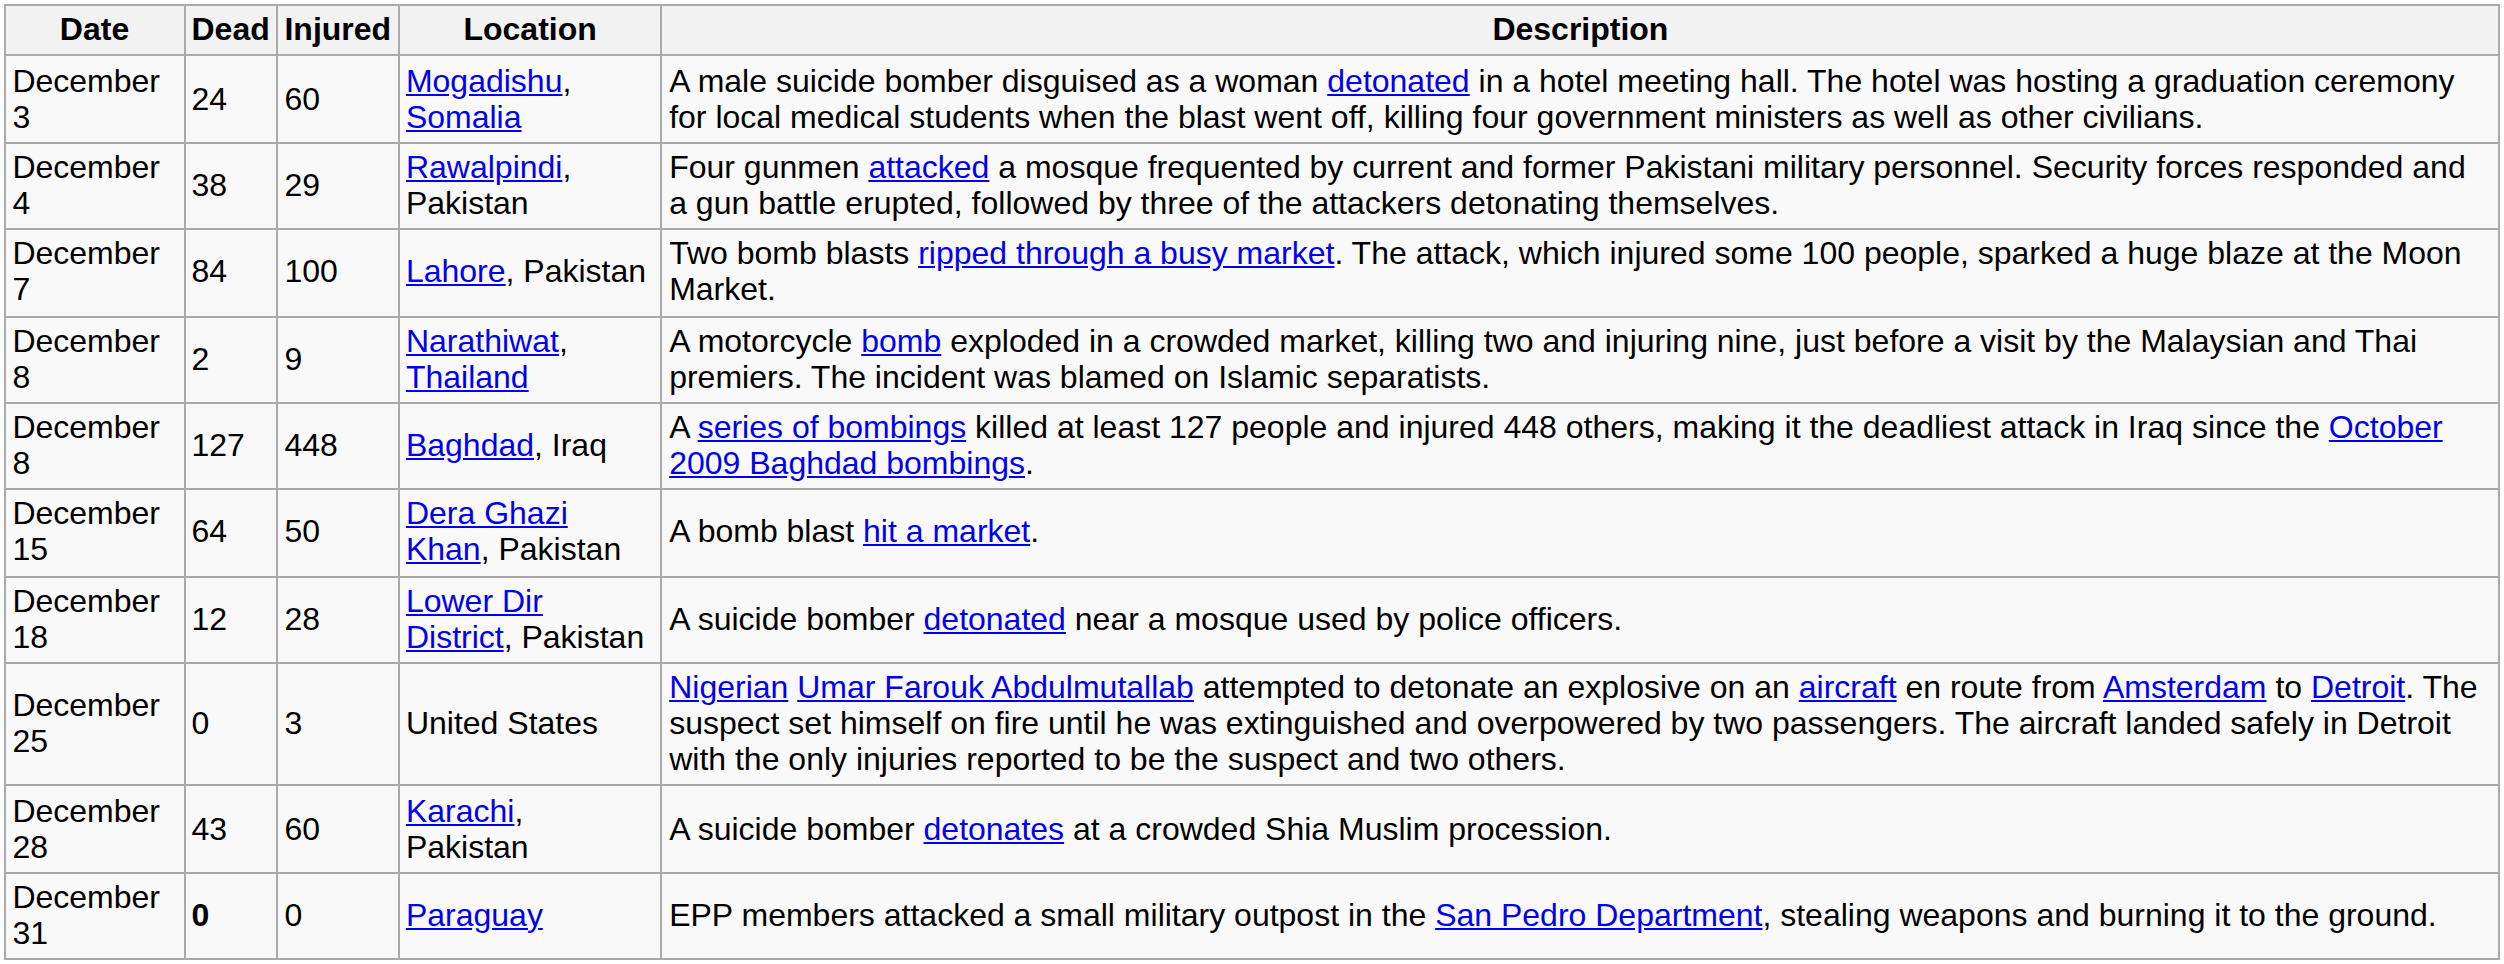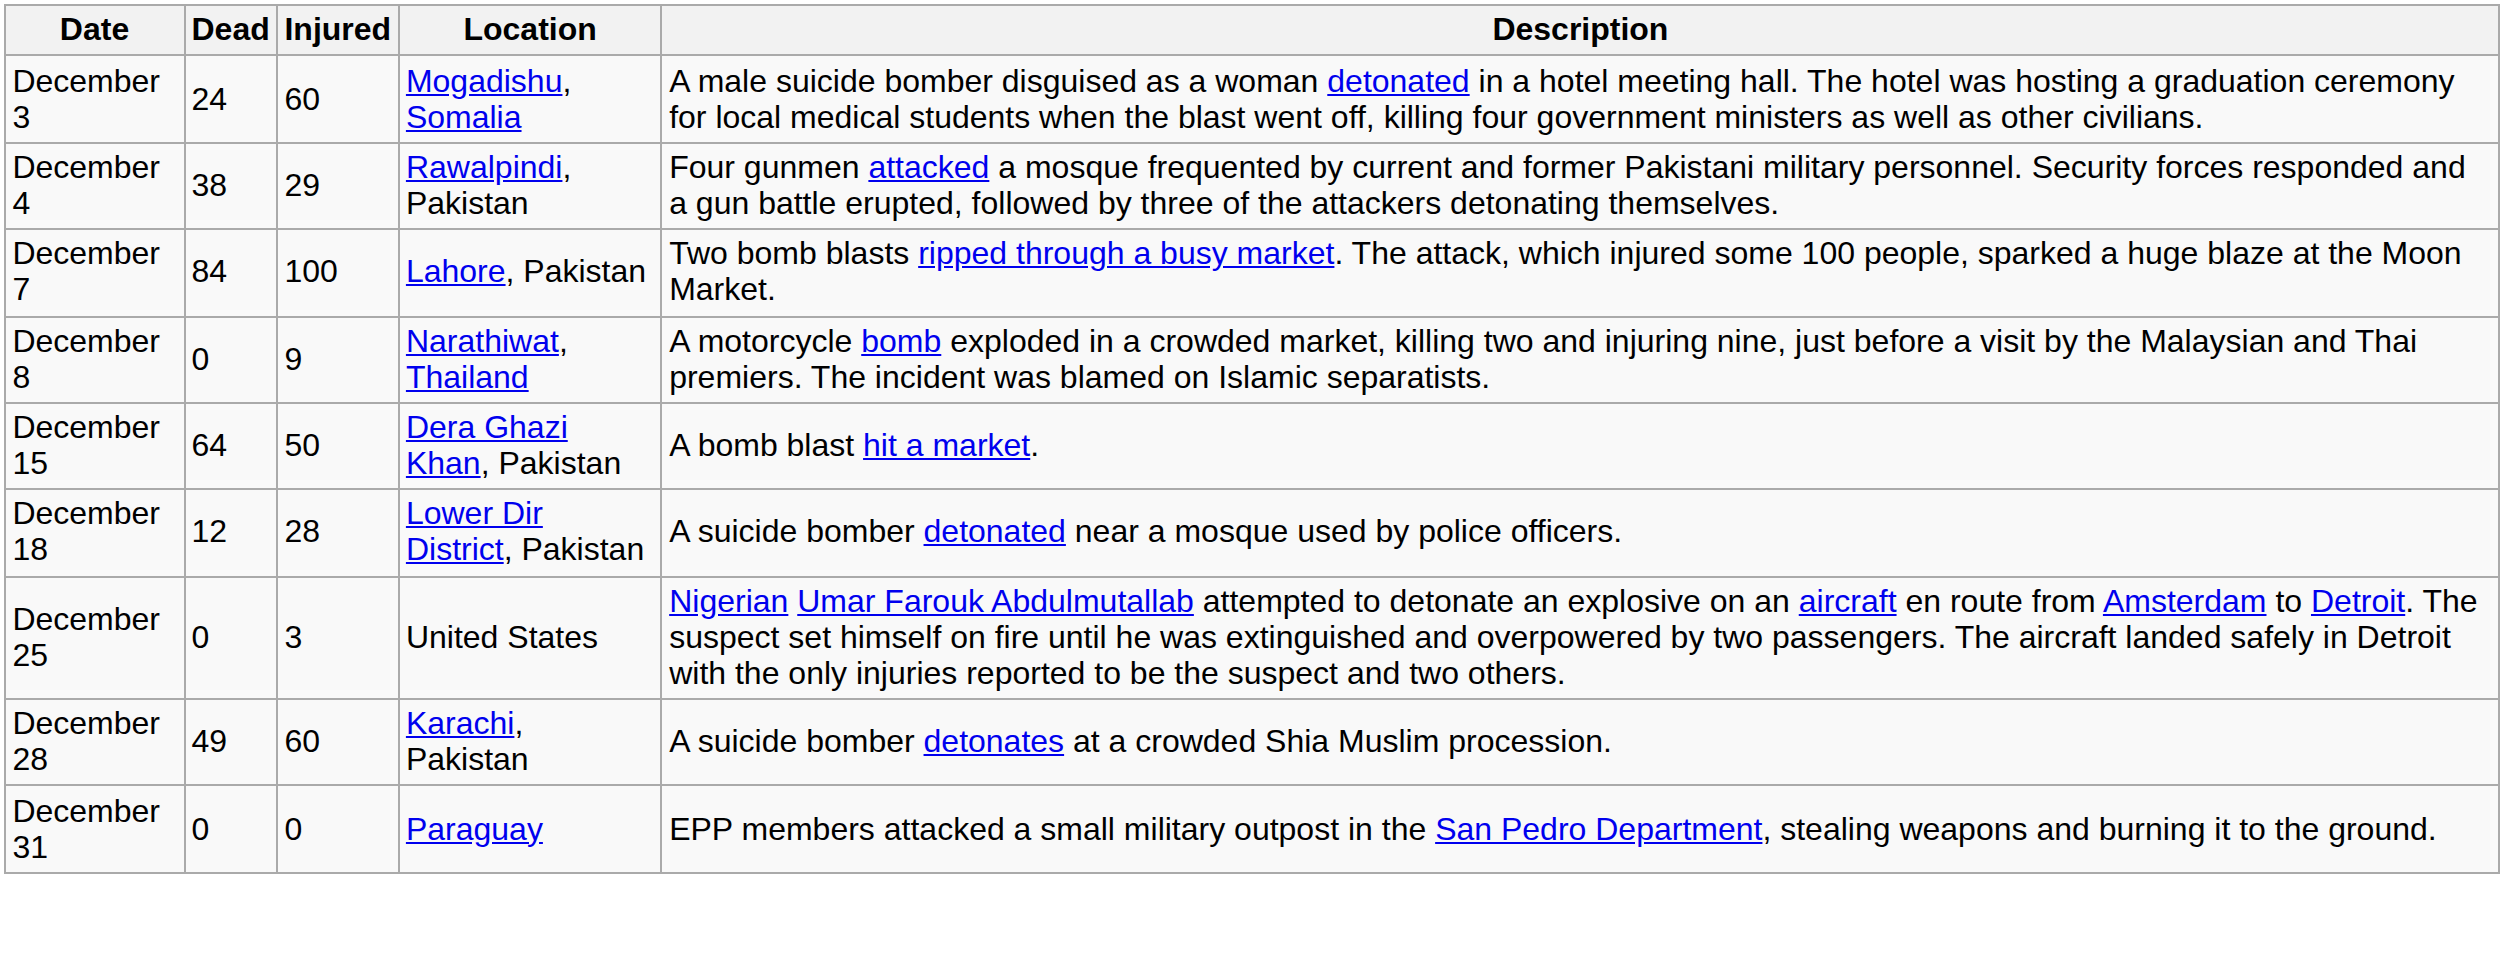(200, 358) 2 -> (200, 358) 0
- row: (506, 445)
(209, 828) 43 -> (209, 741) 49
(200, 915) bold -> (200, 828) normal
